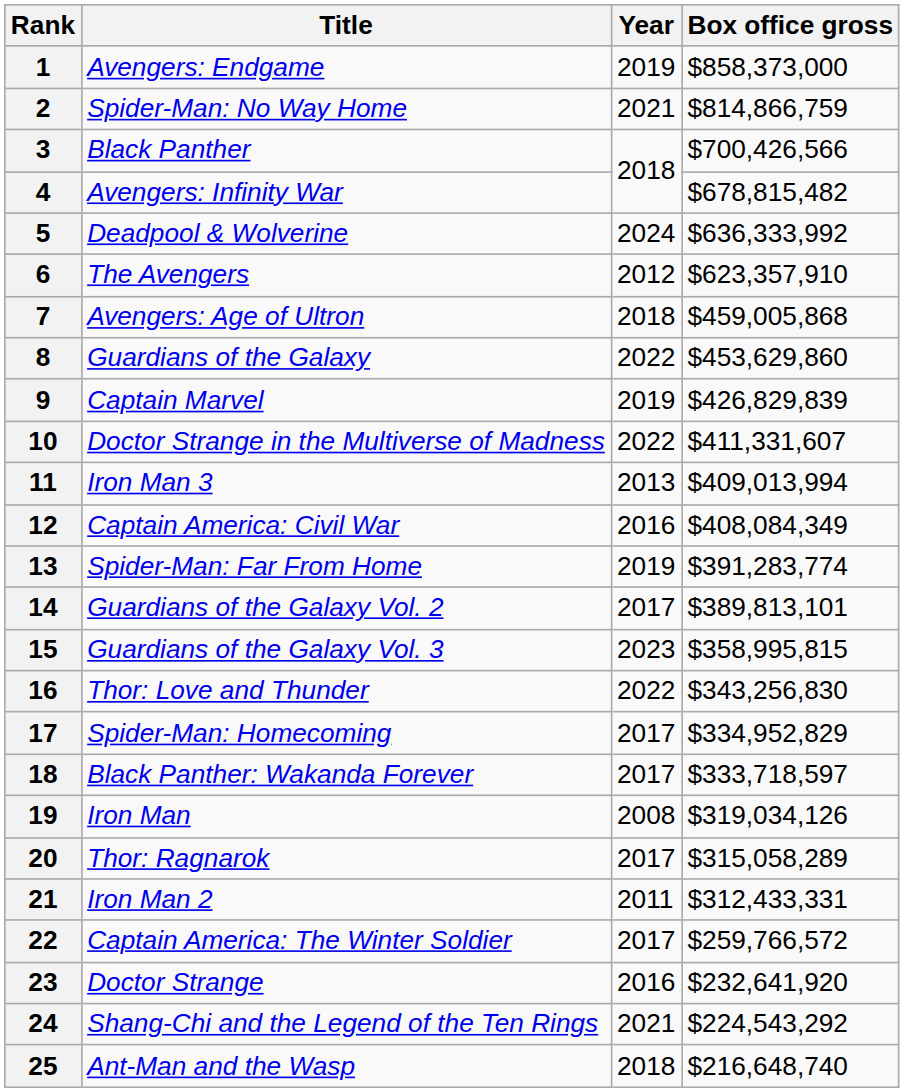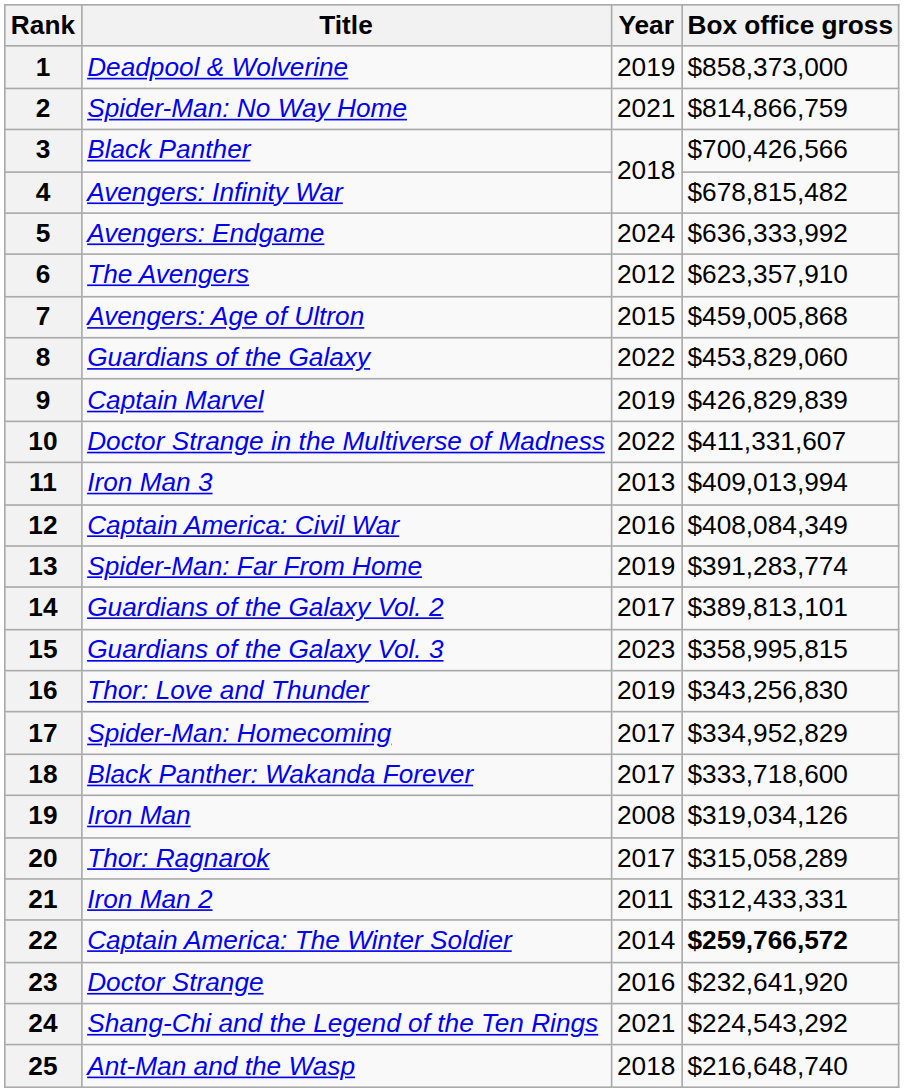(206, 66) Avengers: Endgame -> (218, 66) Deadpool & Wolverine
(218, 233) Deadpool & Wolverine -> (206, 233) Avengers: Endgame
(646, 316) 2018 -> (646, 316) 2015
(768, 358) $453,629,860 -> (768, 358) $453,829,060
(646, 691) 2022 -> (646, 691) 2019
(768, 774) $333,718,597 -> (768, 774) $333,718,600
(646, 940) 2017 -> (646, 940) 2014
(768, 940) normal -> (768, 940) bold
